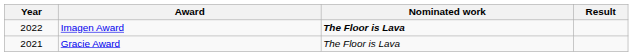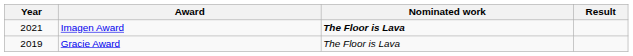(31, 28) 2022 -> (31, 28) 2021
(31, 43) 2021 -> (31, 43) 2019
